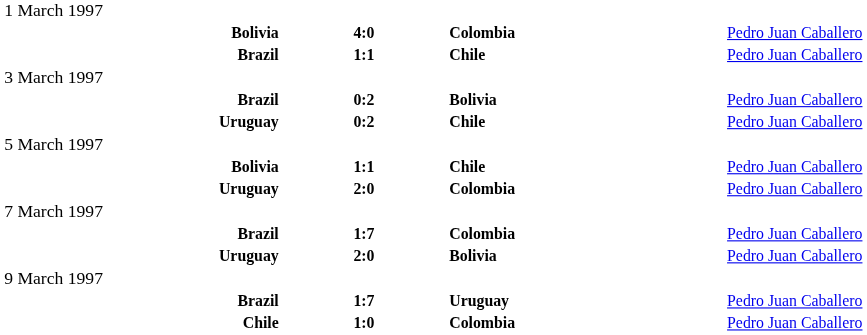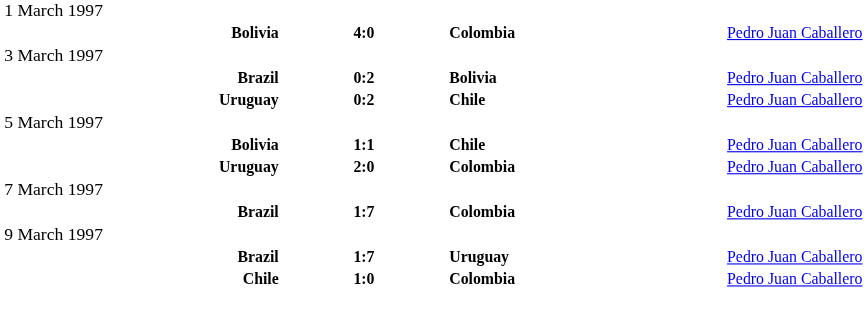- row: (258, 54)
- row: (249, 256)
